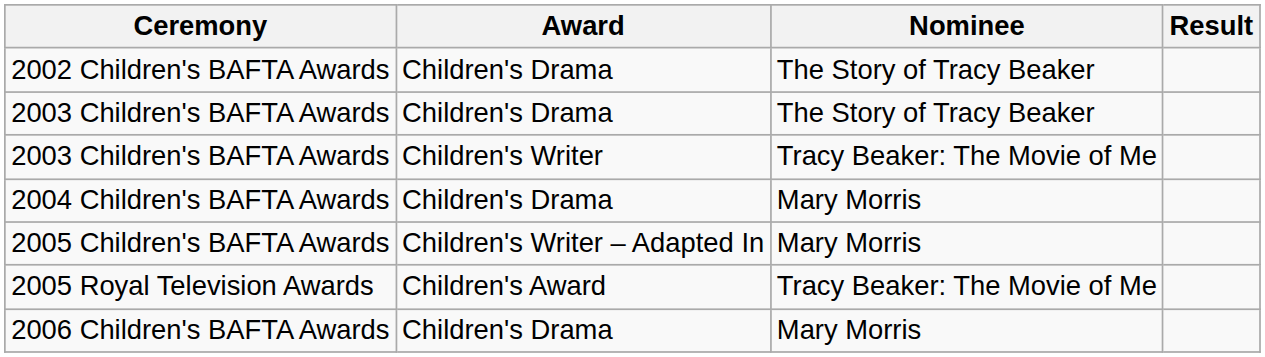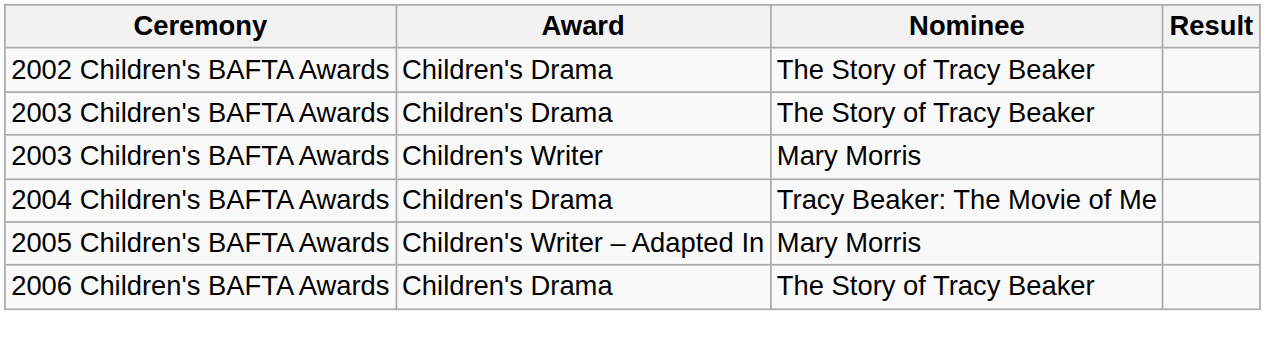(967, 156) Tracy Beaker: The Movie of Me -> (849, 156) Mary Morris
(849, 199) Mary Morris -> (967, 199) Tracy Beaker: The Movie of Me
- row: (192, 286)
(849, 329) Mary Morris -> (936, 286) The Story of Tracy Beaker
